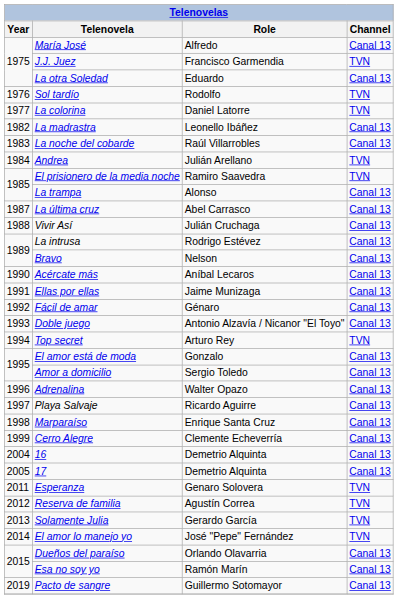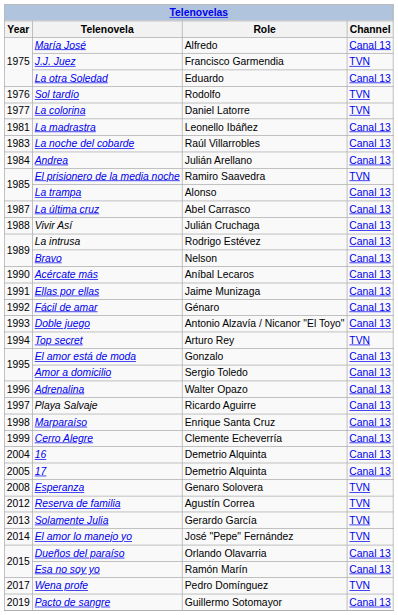(18, 128) 1982 -> (18, 128) 1981
(360, 160) TVN -> (370, 160) Canal 13
(18, 488) 2011 -> (18, 488) 2008
+ row: (61, 586)
